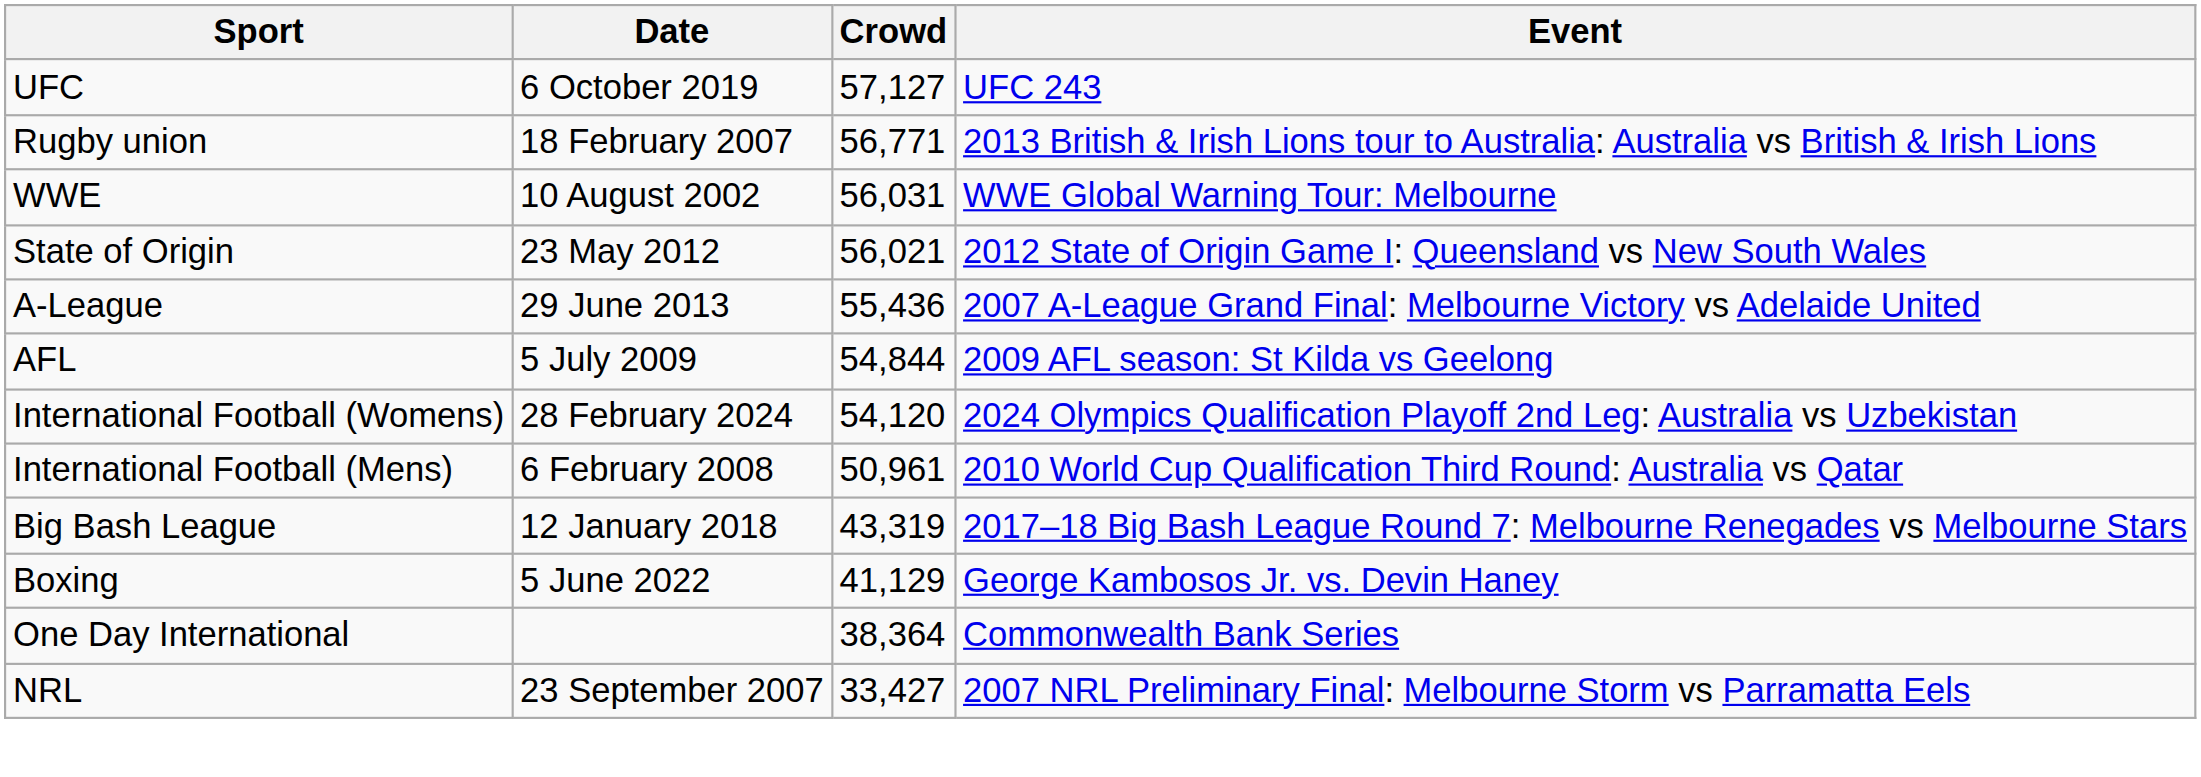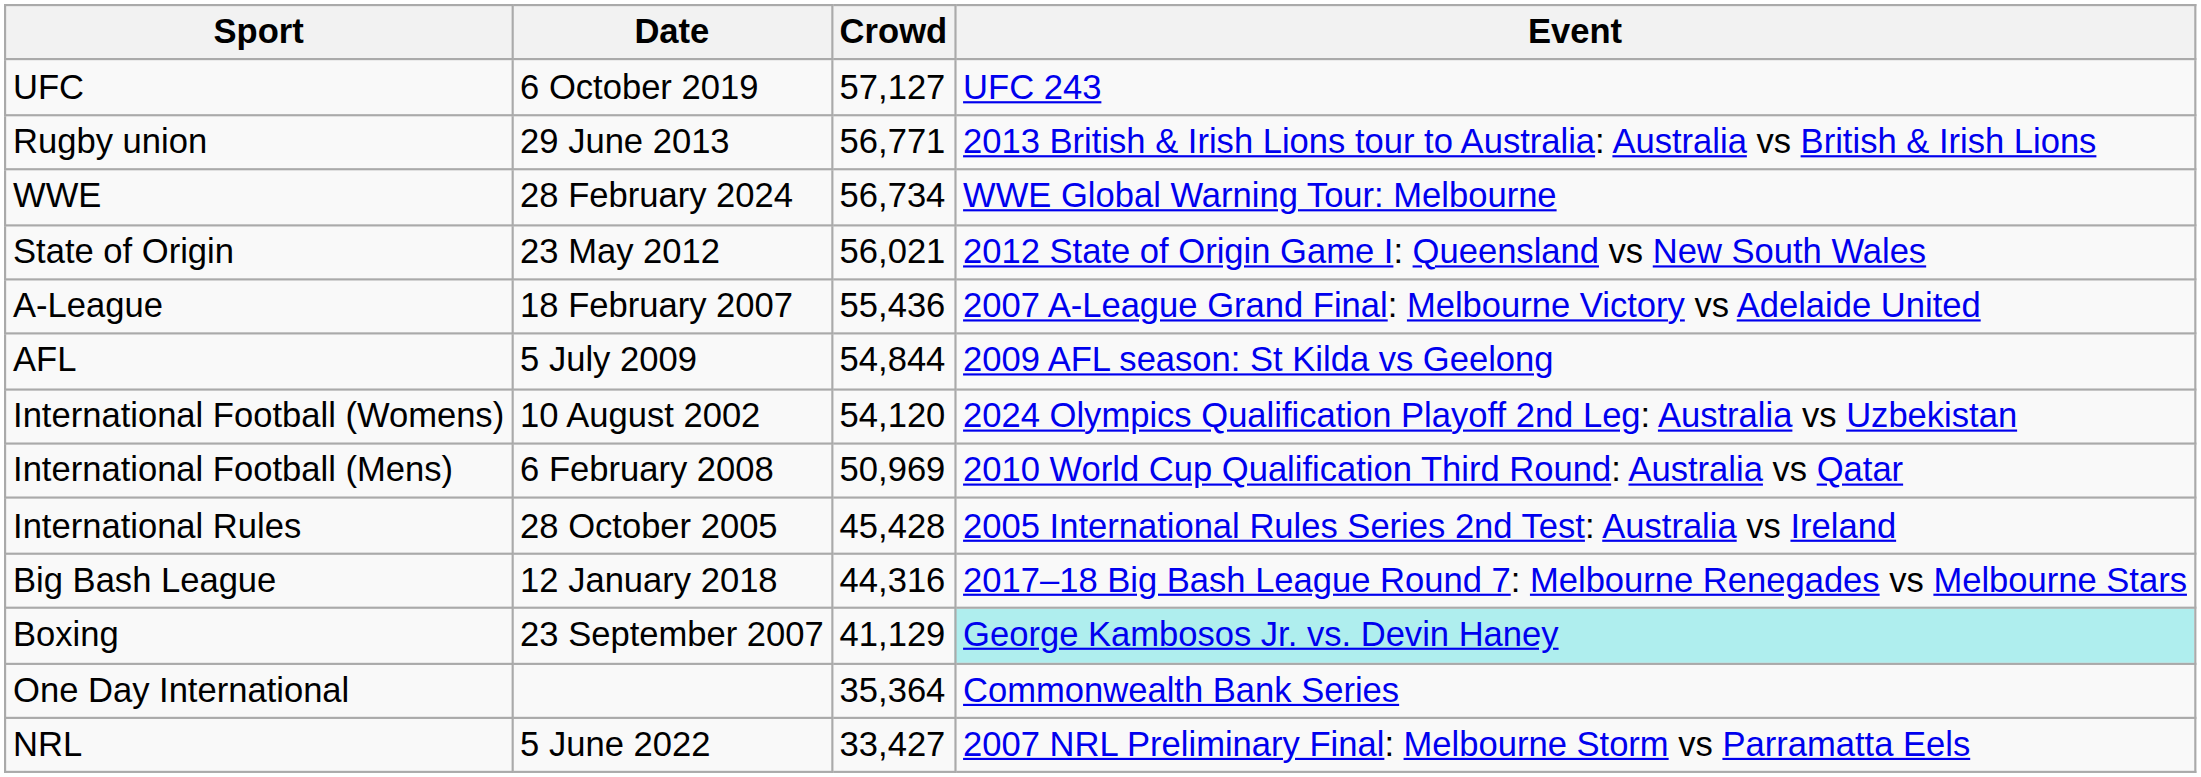(657, 141) 18 February 2007 -> (625, 141) 29 June 2013
(640, 196) 10 August 2002 -> (657, 196) 28 February 2024
(892, 196) 56,031 -> (892, 196) 56,734
(625, 305) 29 June 2013 -> (657, 305) 18 February 2007
(657, 415) 28 February 2024 -> (640, 415) 10 August 2002
(892, 470) 50,961 -> (892, 470) 50,969
+ row: (157, 525)
(892, 525) 43,319 -> (892, 580) 44,316
(615, 580) 5 June 2022 -> (672, 634) 23 September 2007
(1261, 580) no background -> (1261, 634) paleturquoise background
(892, 634) 38,364 -> (892, 689) 35,364
(672, 689) 23 September 2007 -> (615, 744) 5 June 2022
